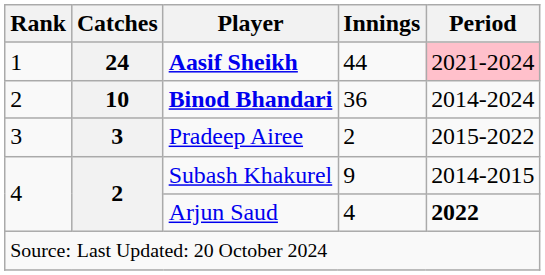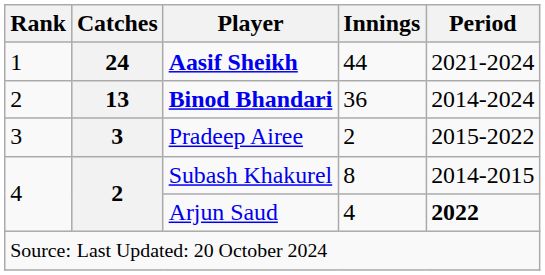(483, 61) pink background -> (483, 61) no background
(117, 99) 10 -> (117, 99) 13
(349, 174) 9 -> (349, 174) 8
